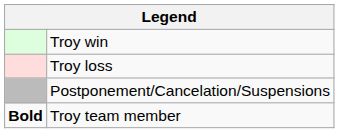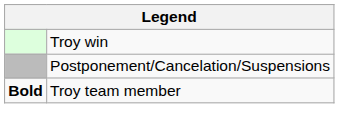- row: (81, 66)
